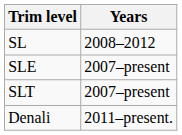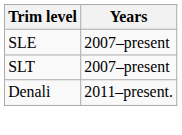- row: (17, 42)
